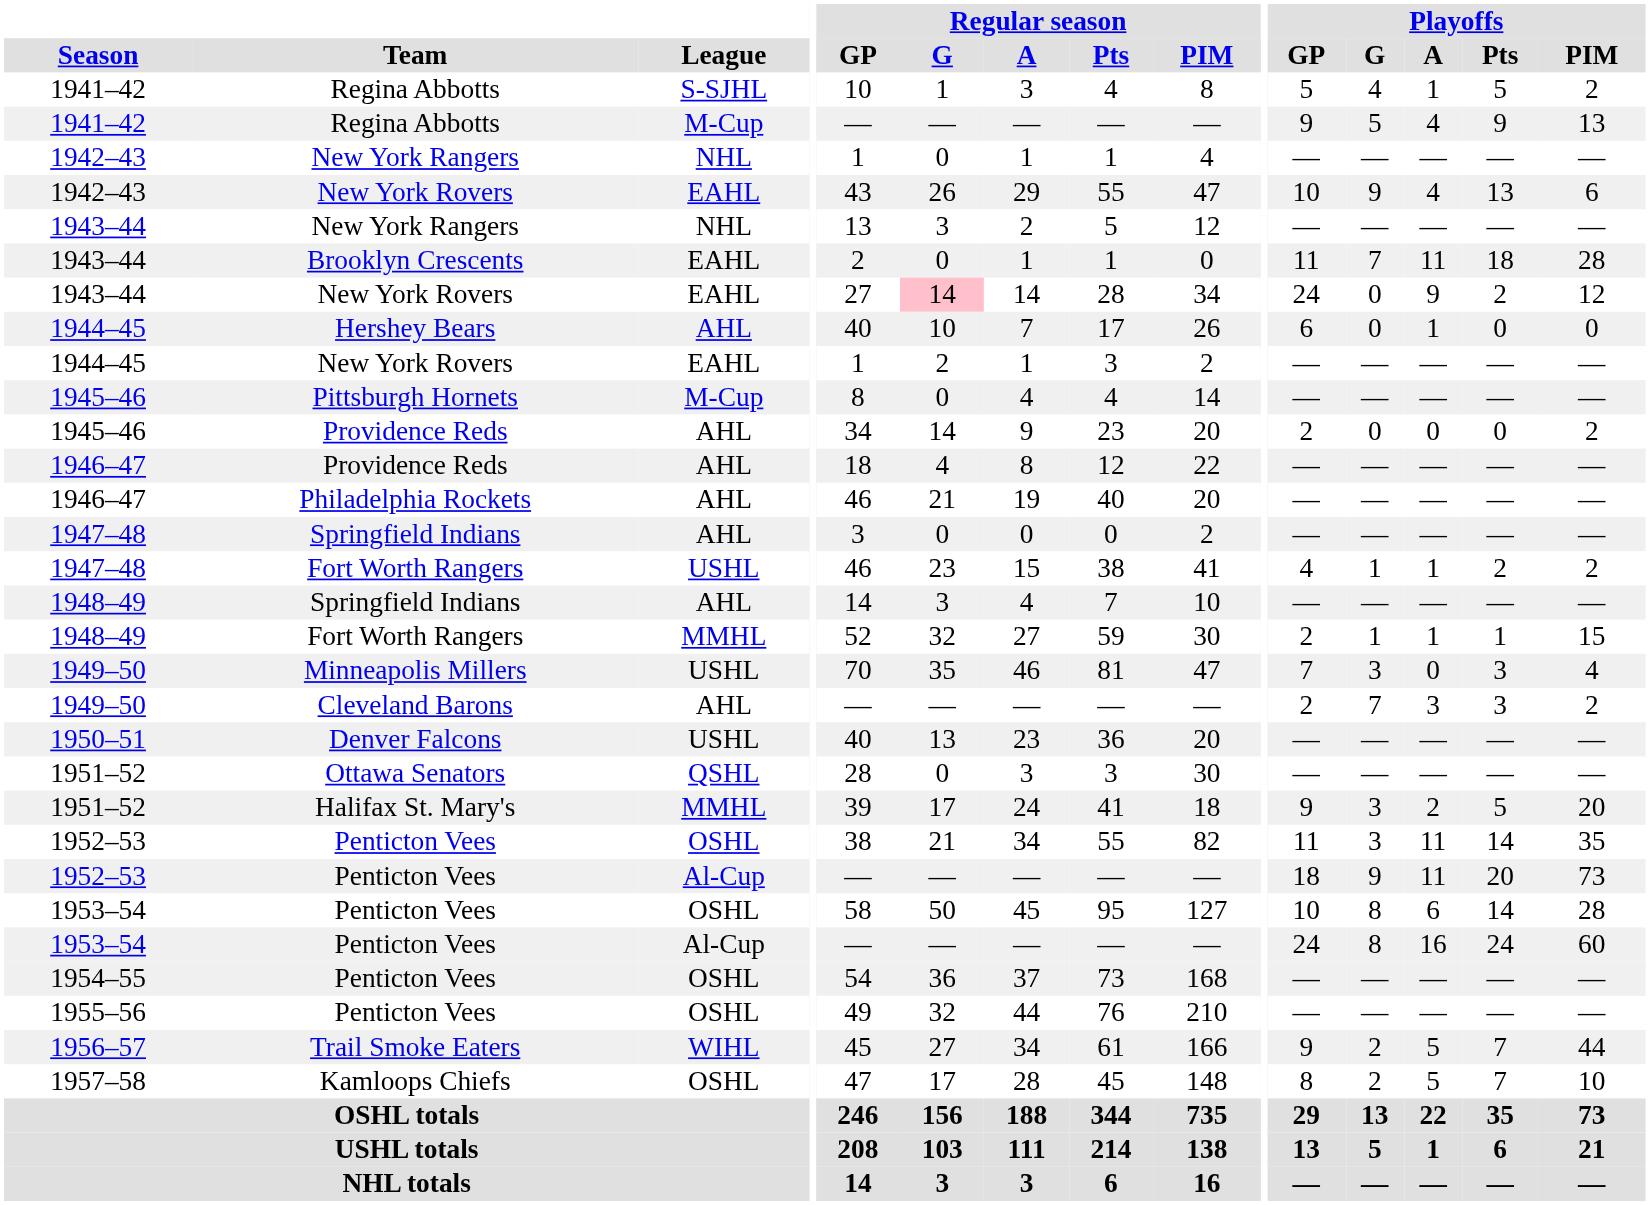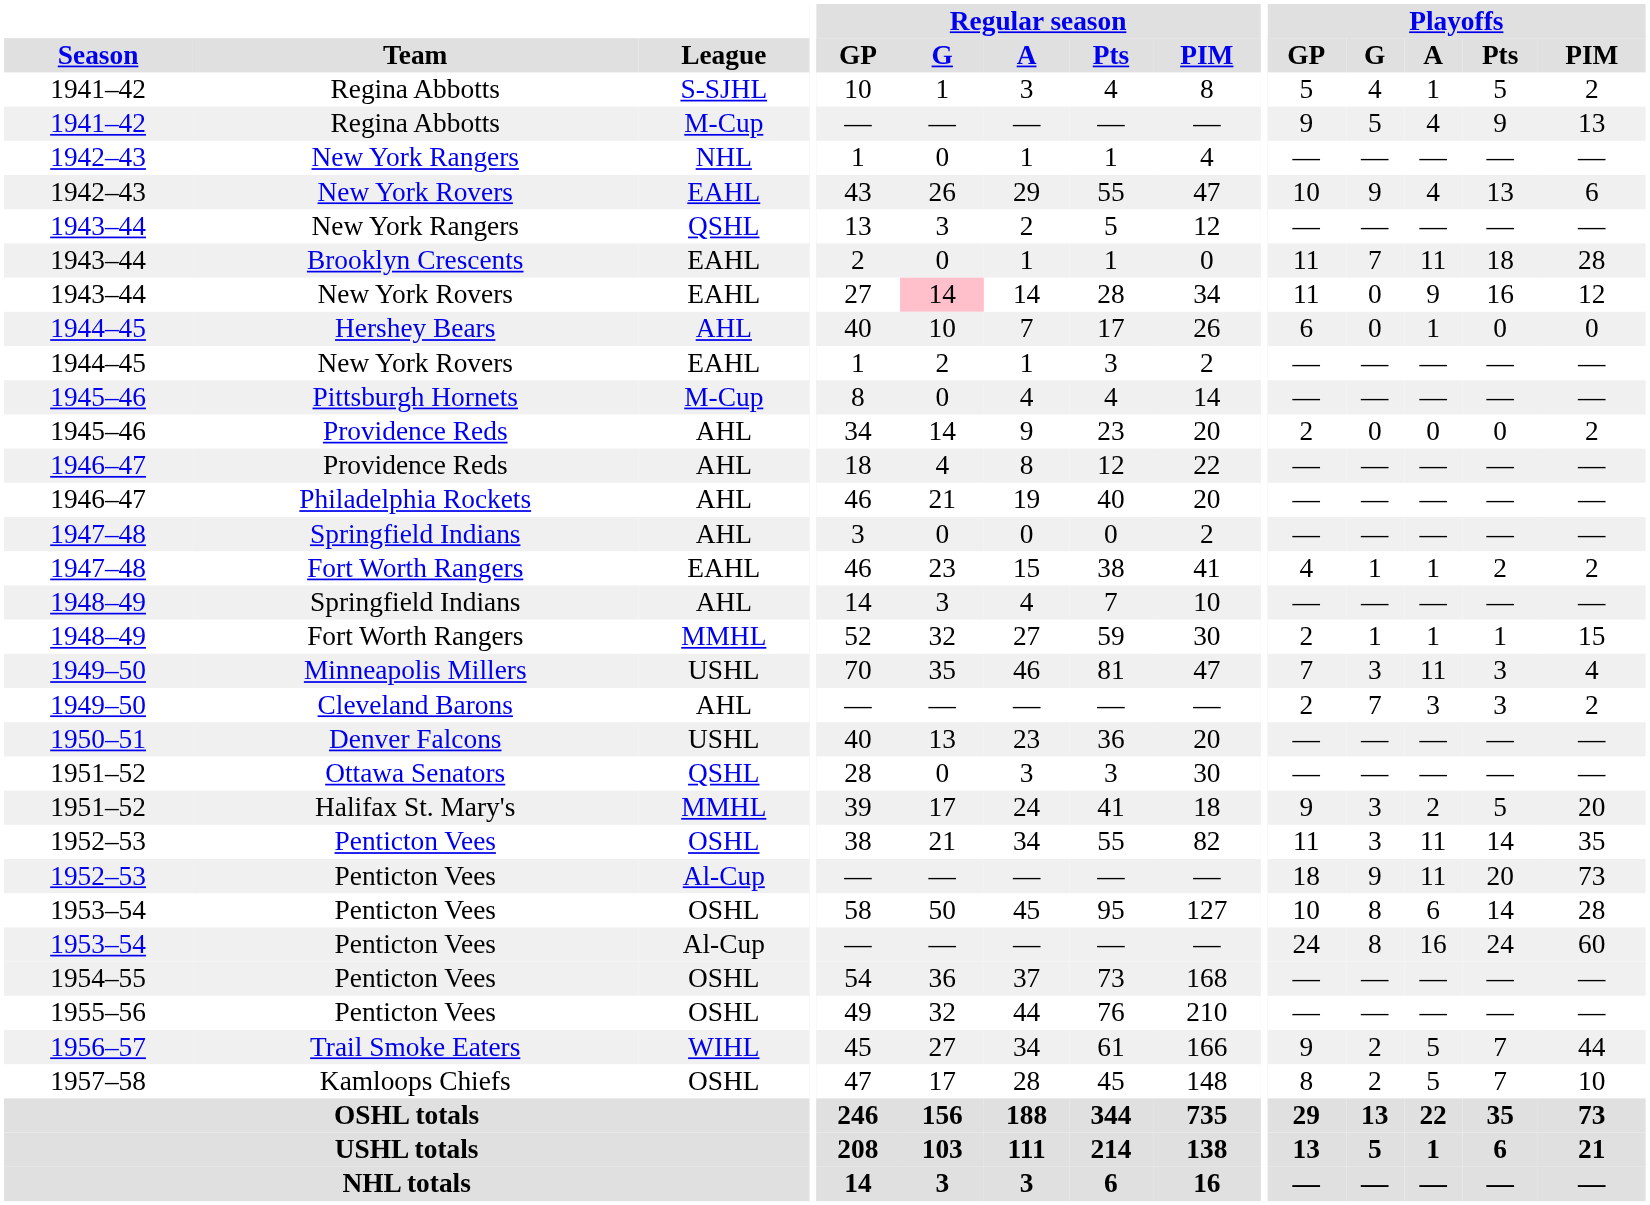(724, 225) NHL -> (724, 225) QSHL
(1306, 294) 24 -> (1306, 294) 11
(1500, 294) 2 -> (1500, 294) 16
(724, 567) USHL -> (724, 567) EAHL
(1433, 670) 0 -> (1433, 670) 11
